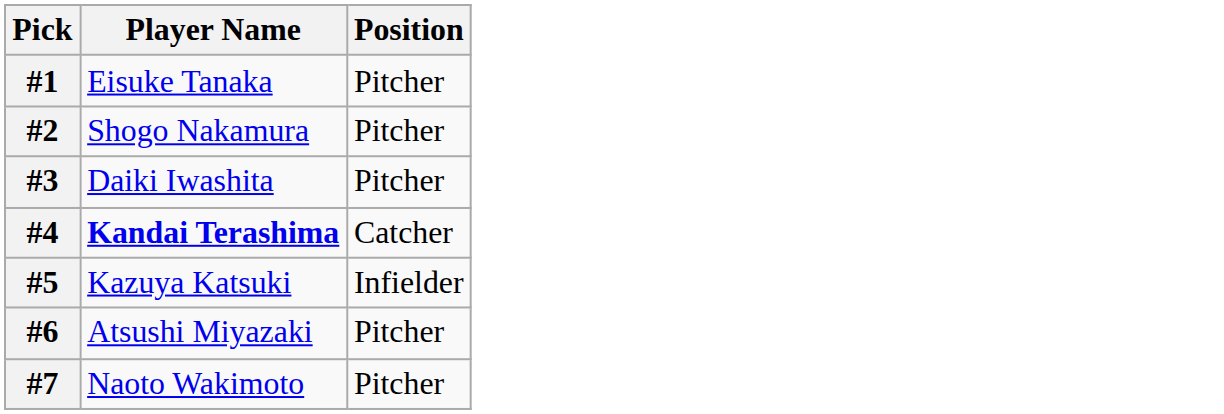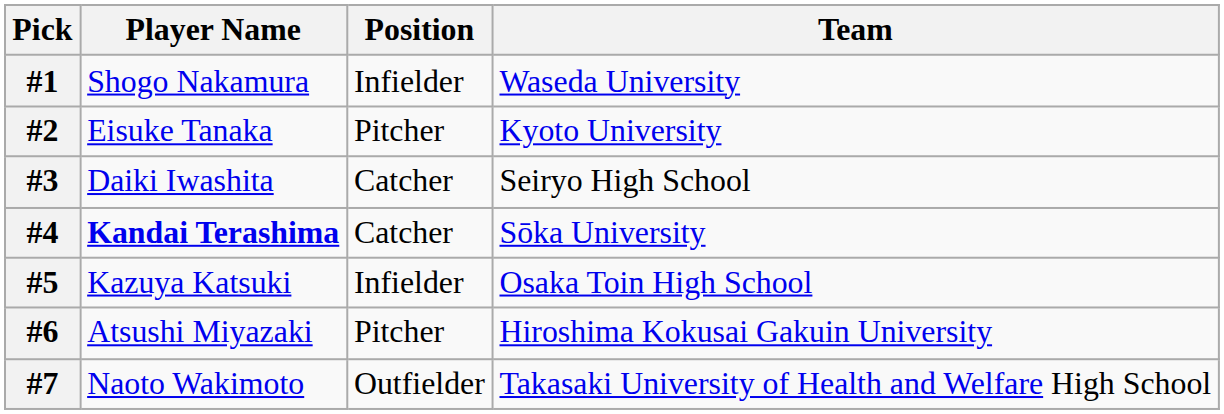+ column: (855, 29)
(180, 80) Eisuke Tanaka -> (198, 80) Shogo Nakamura
(399, 80) Pitcher -> (409, 80) Infielder
(198, 130) Shogo Nakamura -> (180, 130) Eisuke Tanaka
(399, 181) Pitcher -> (403, 181) Catcher
(399, 383) Pitcher -> (419, 383) Outfielder
